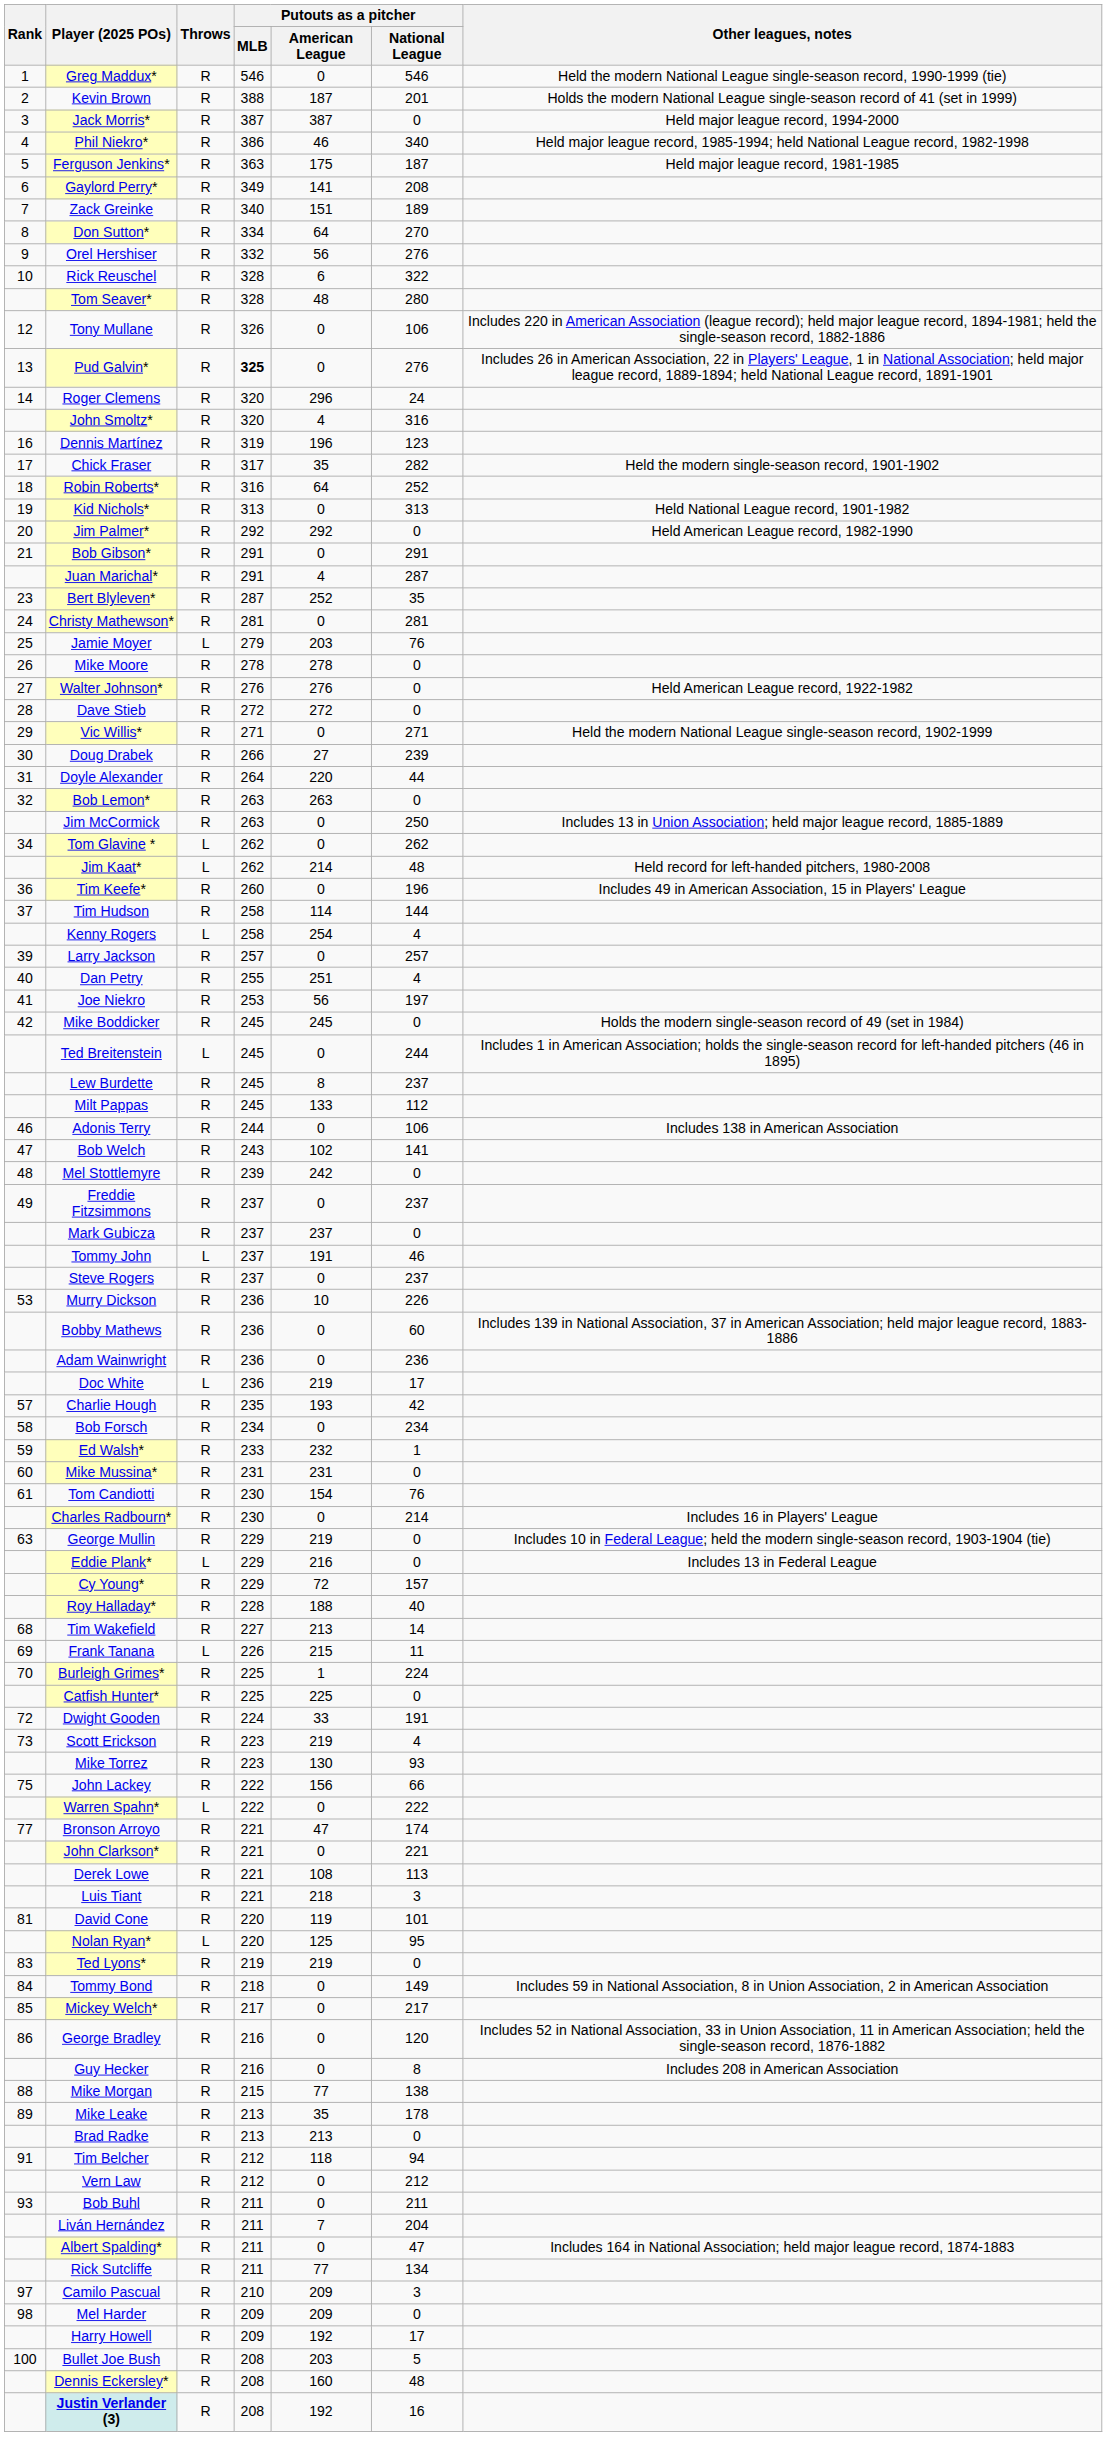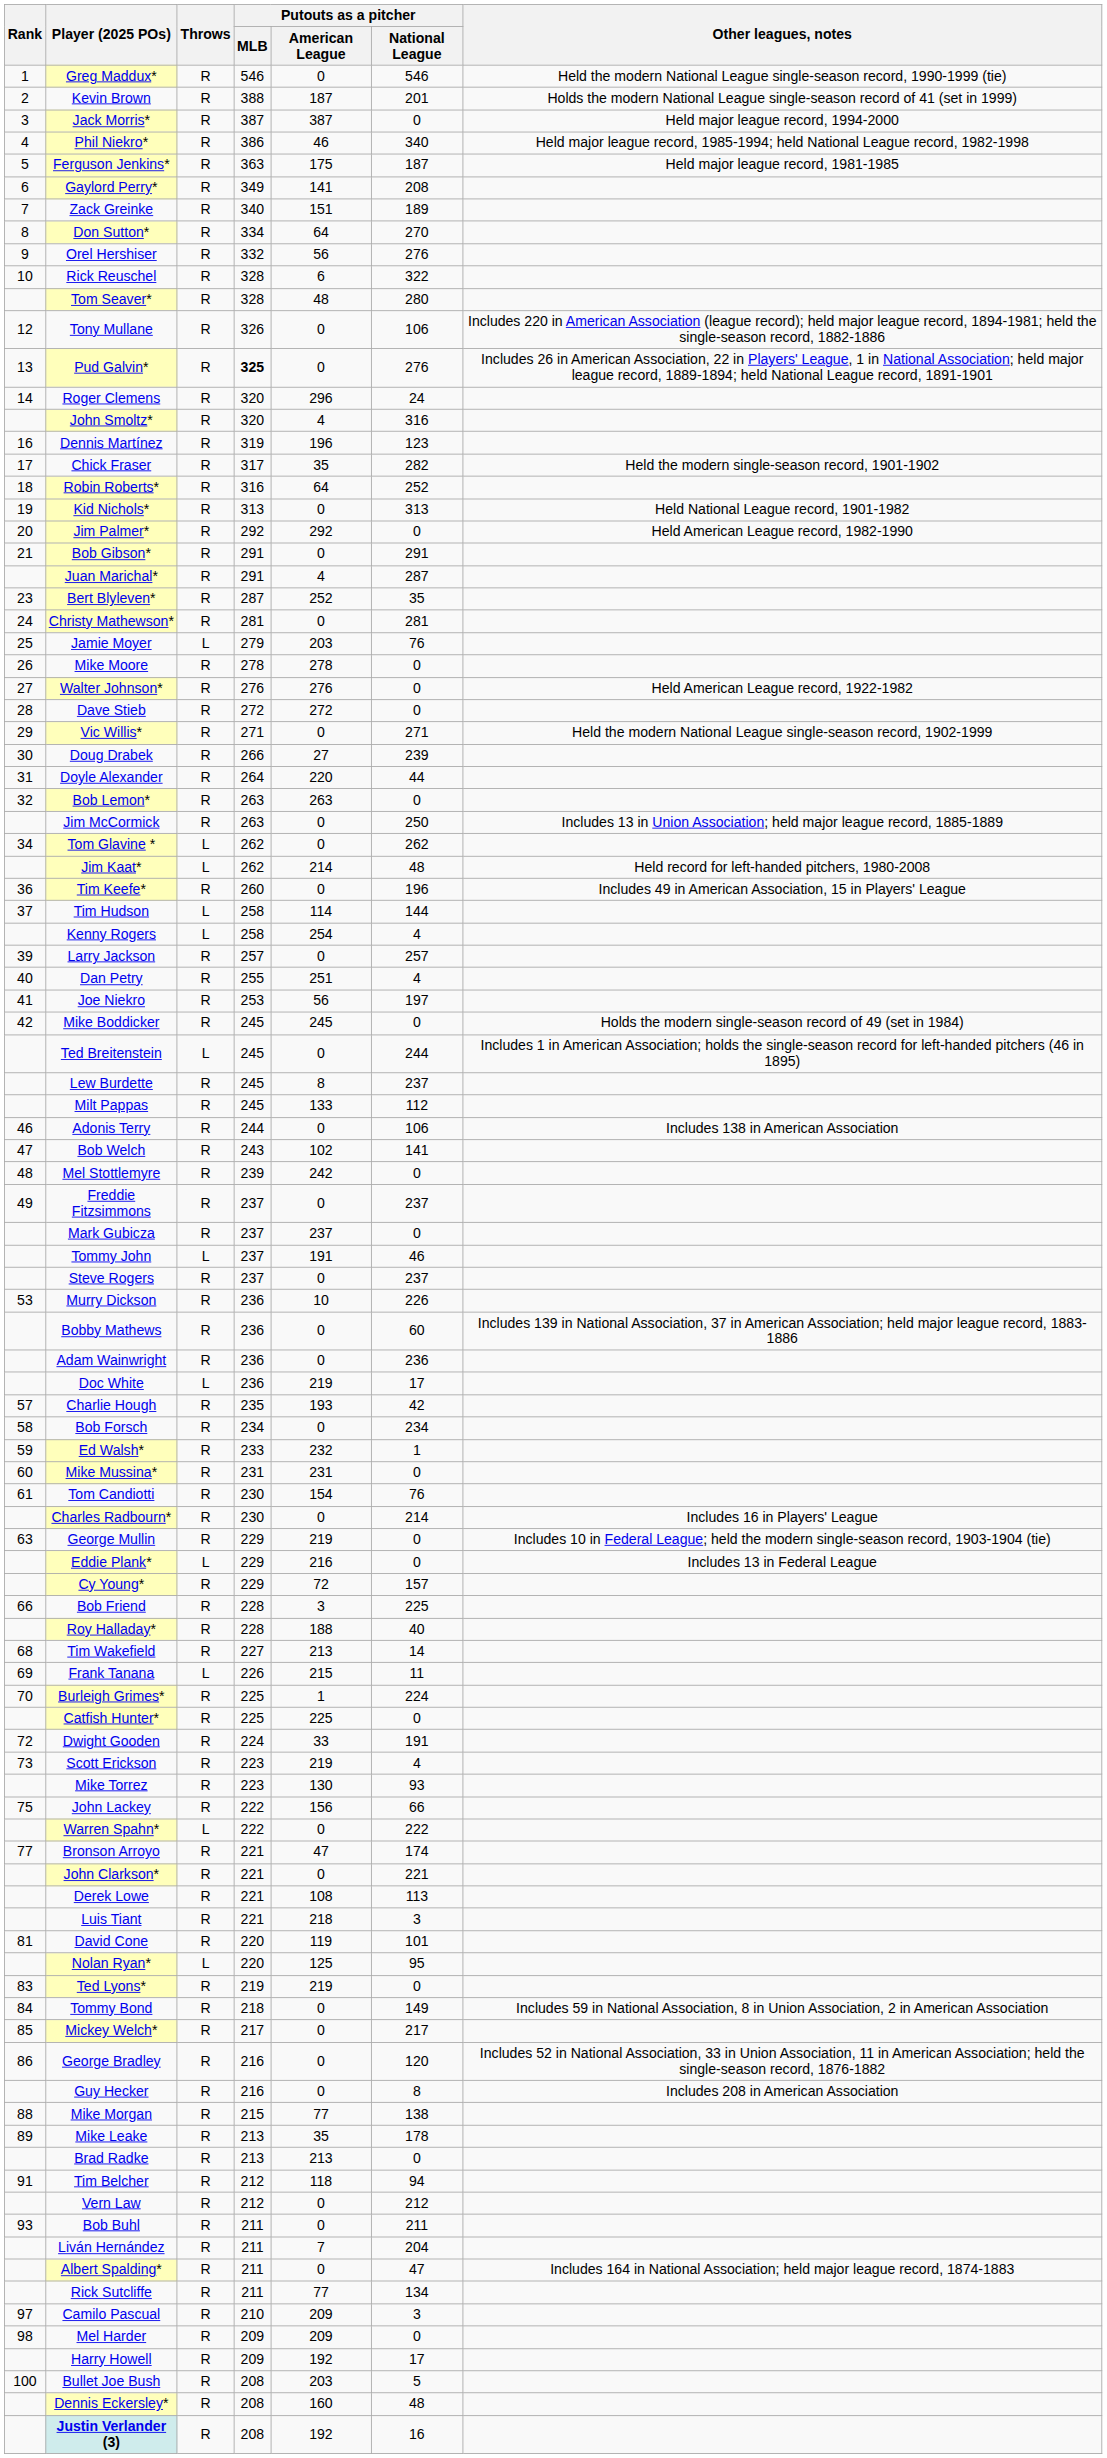(206, 911) R -> (206, 911) L
+ row: (111, 1606)
